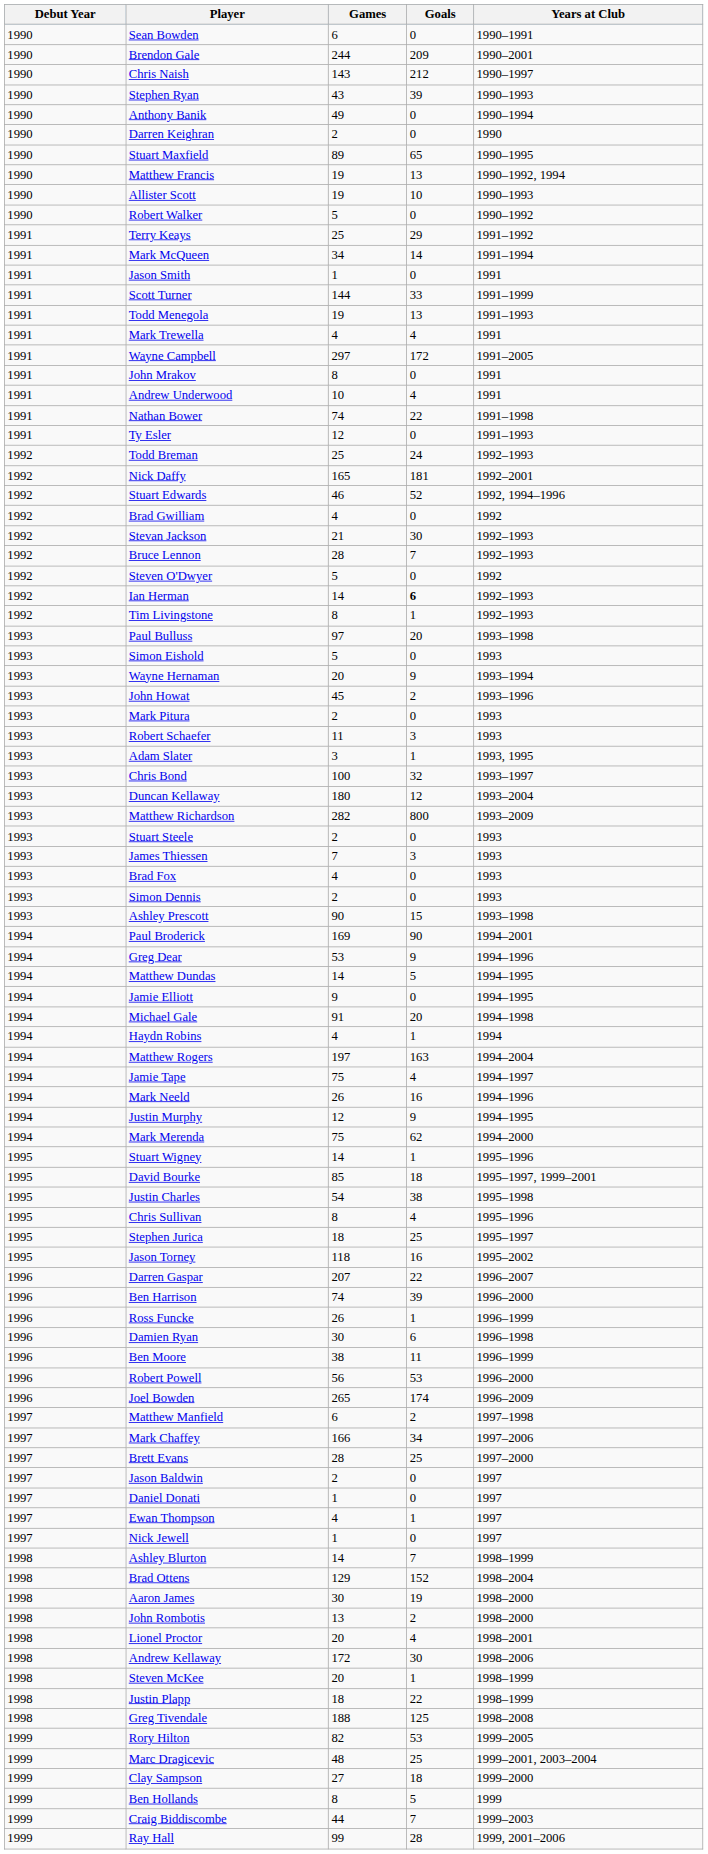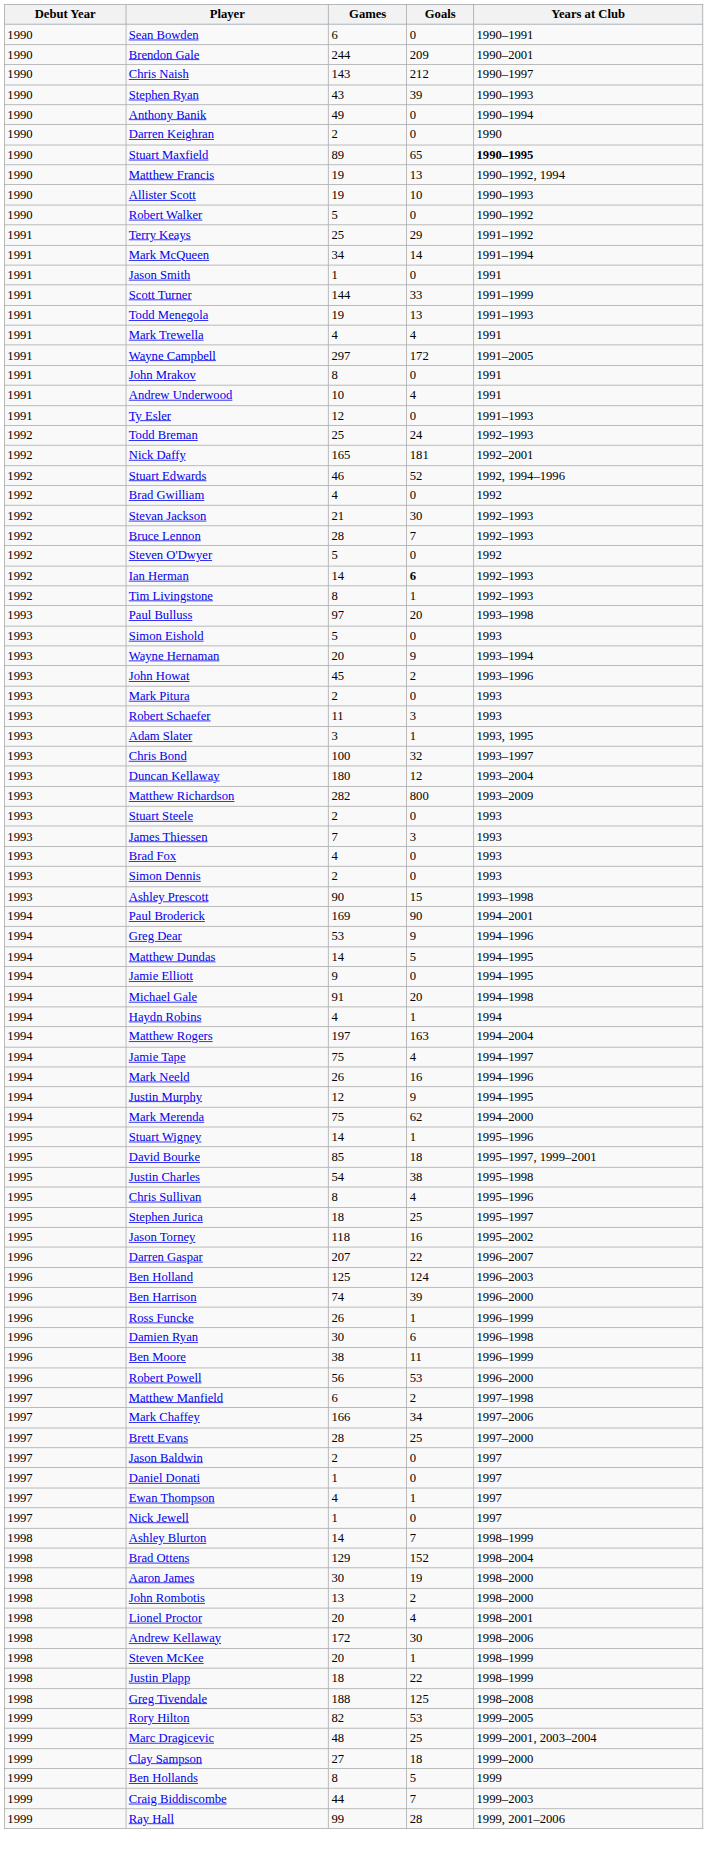(505, 154) normal -> (505, 154) bold
- row: (165, 415)
+ row: (161, 1277)
- row: (162, 1397)
